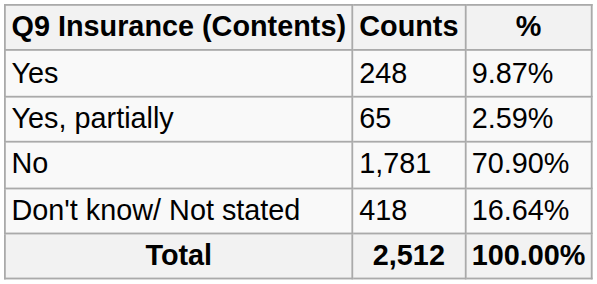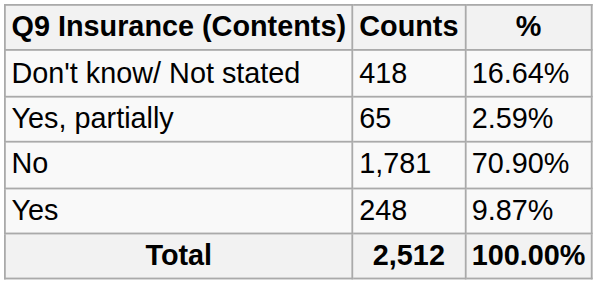rows swapped: (35, 73) <-> (156, 210)
